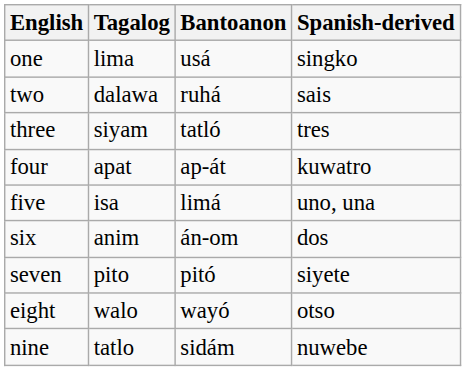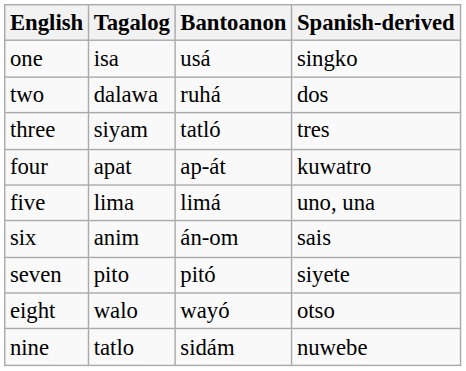(114, 58) lima -> (106, 58) isa
(314, 94) sais -> (313, 94) dos
(106, 202) isa -> (114, 202) lima
(313, 238) dos -> (314, 238) sais
